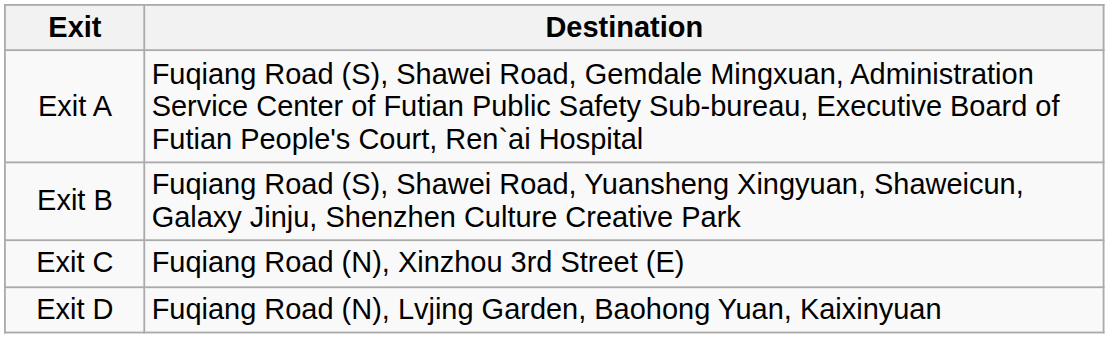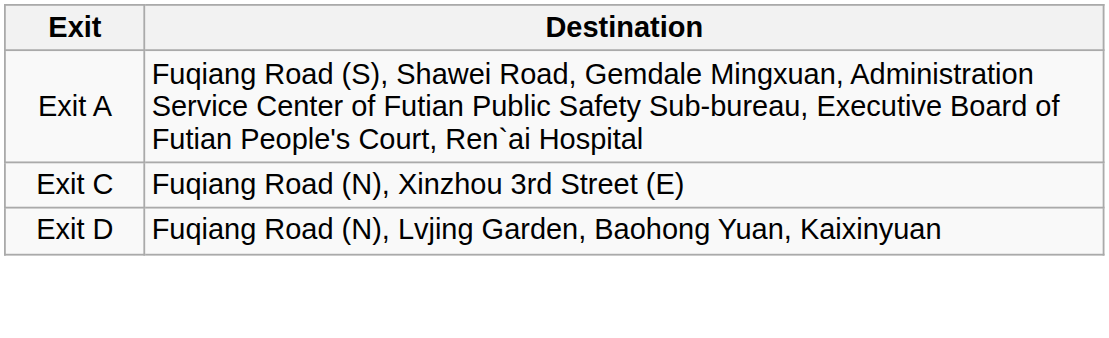- row: (75, 200)
